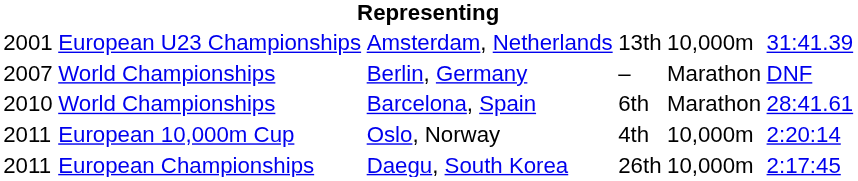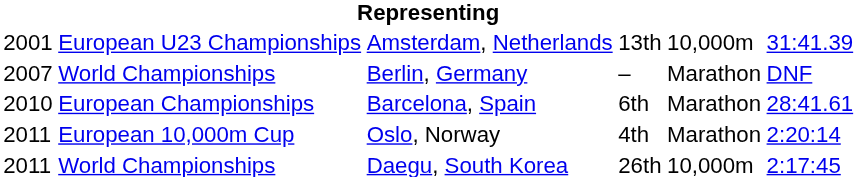(167, 104) World Championships -> (186, 104) European Championships
(710, 134) 10,000m -> (714, 134) Marathon
(186, 165) European Championships -> (167, 165) World Championships
